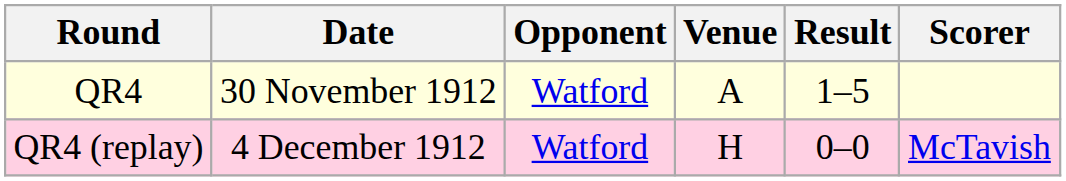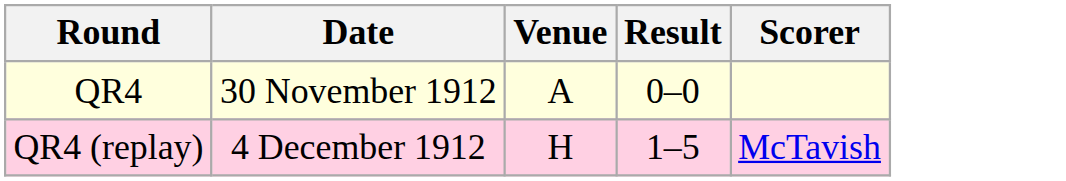- column: (590, 32)
(843, 89) 1–5 -> (673, 89) 0–0
(843, 146) 0–0 -> (673, 146) 1–5
